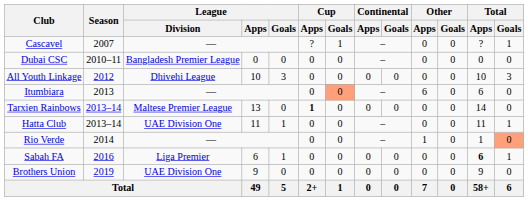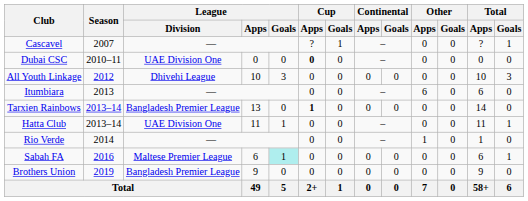(183, 60) Bangladesh Premier League -> (183, 60) UAE Division One
(312, 60) normal -> (312, 60) bold
(340, 92) lightsalmon background -> (340, 92) no background
(183, 108) Maltese Premier League -> (183, 108) Bangladesh Premier League
(509, 140) lightsalmon background -> (509, 140) no background
(183, 156) Liga Premier -> (183, 156) Maltese Premier League
(284, 156) no background -> (284, 156) paleturquoise background
(481, 156) bold -> (481, 156) normal
(183, 172) UAE Division One -> (183, 172) Bangladesh Premier League
